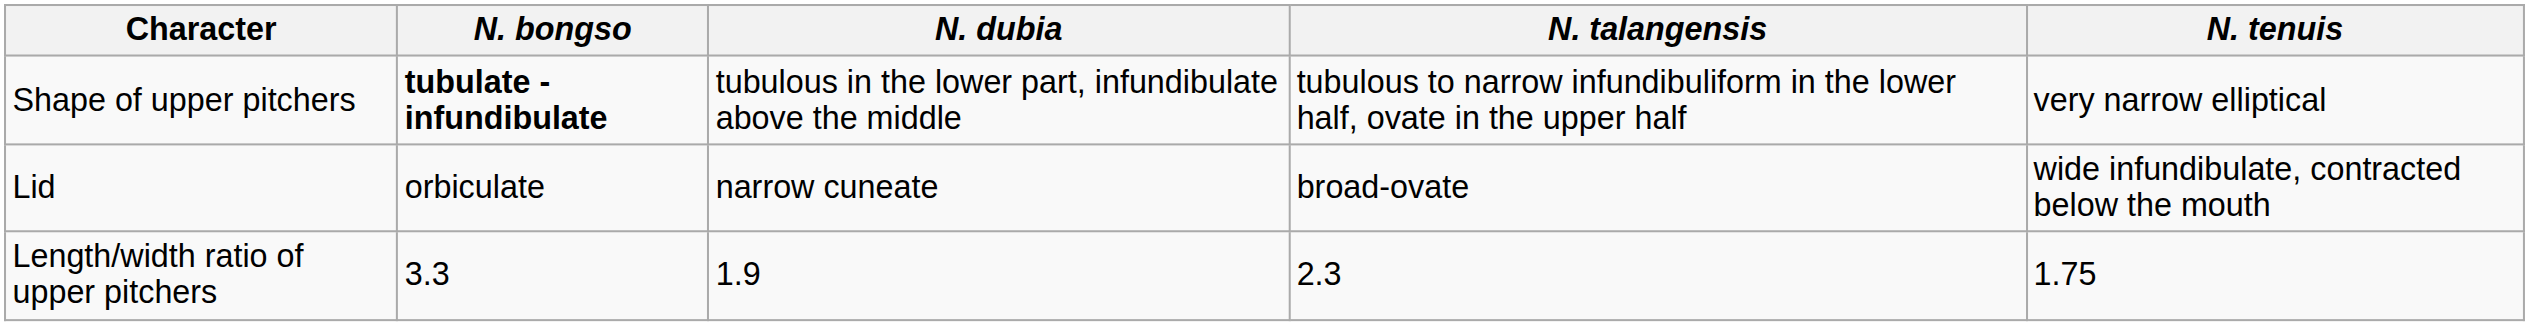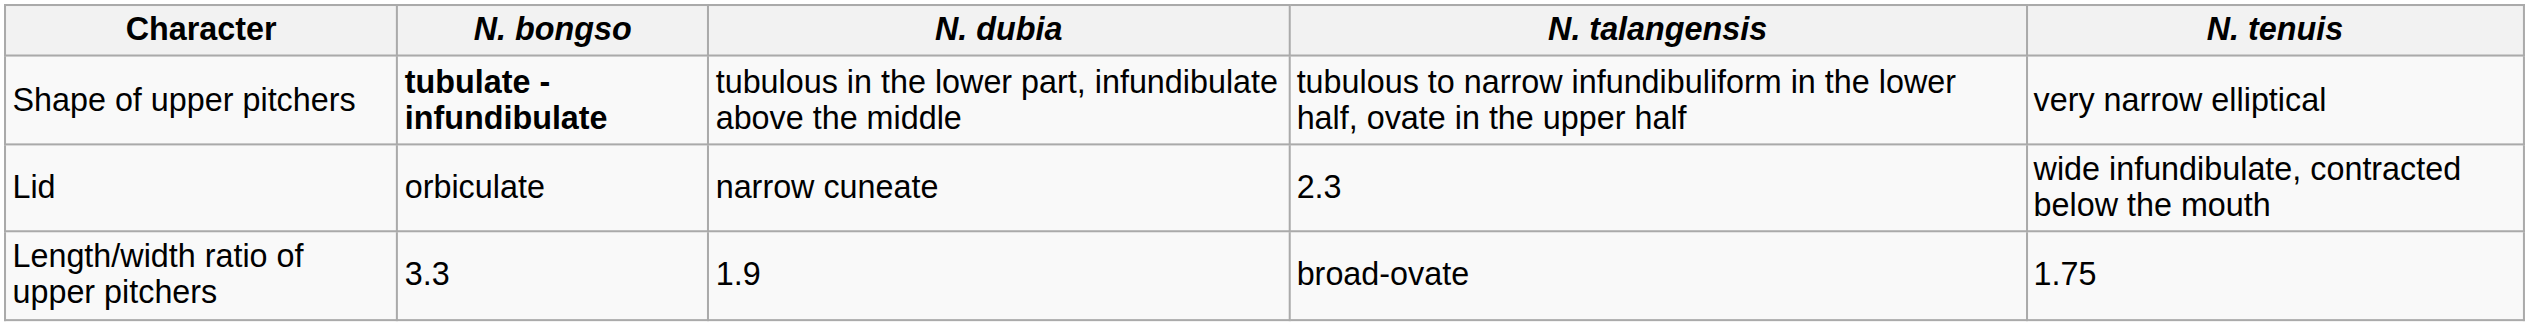(1383, 187) broad-ovate -> (1319, 187) 2.3
(1319, 274) 2.3 -> (1383, 274) broad-ovate
